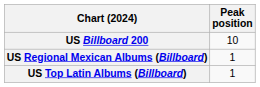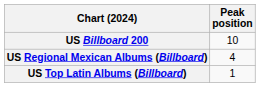(232, 57) 1 -> (232, 57) 4
